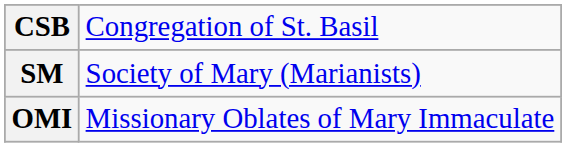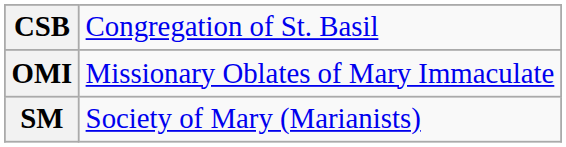rows swapped: (42, 118) <-> (42, 73)
